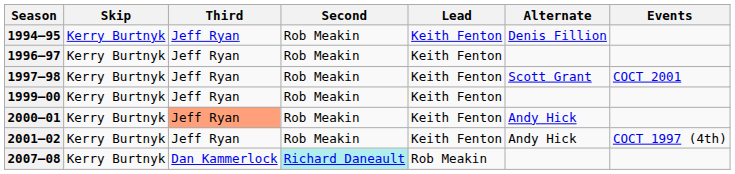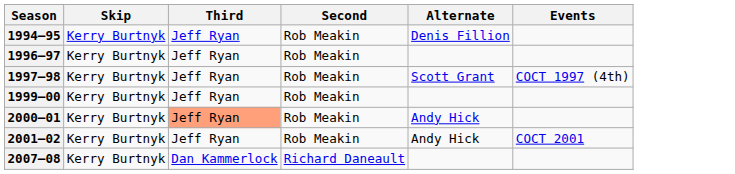- column: (457, 15)
(647, 76) COCT 2001 -> (573, 76) COCT 1997 (4th)
(670, 138) COCT 1997 (4th) -> (550, 138) COCT 2001
(344, 159) paleturquoise background -> (344, 159) no background
